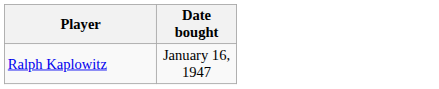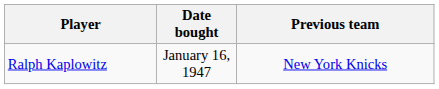+ column: (335, 24)
